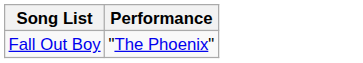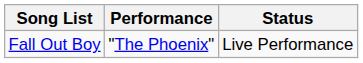+ column: (288, 17)
